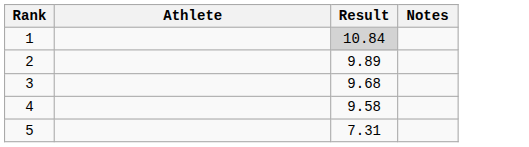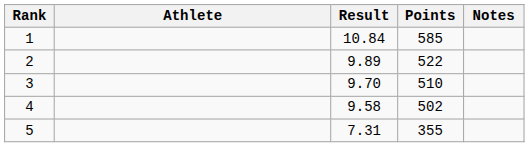+ column: (430, 16)
(364, 39) lightgrey background -> (364, 39) no background
(364, 85) 9.68 -> (364, 85) 9.70
